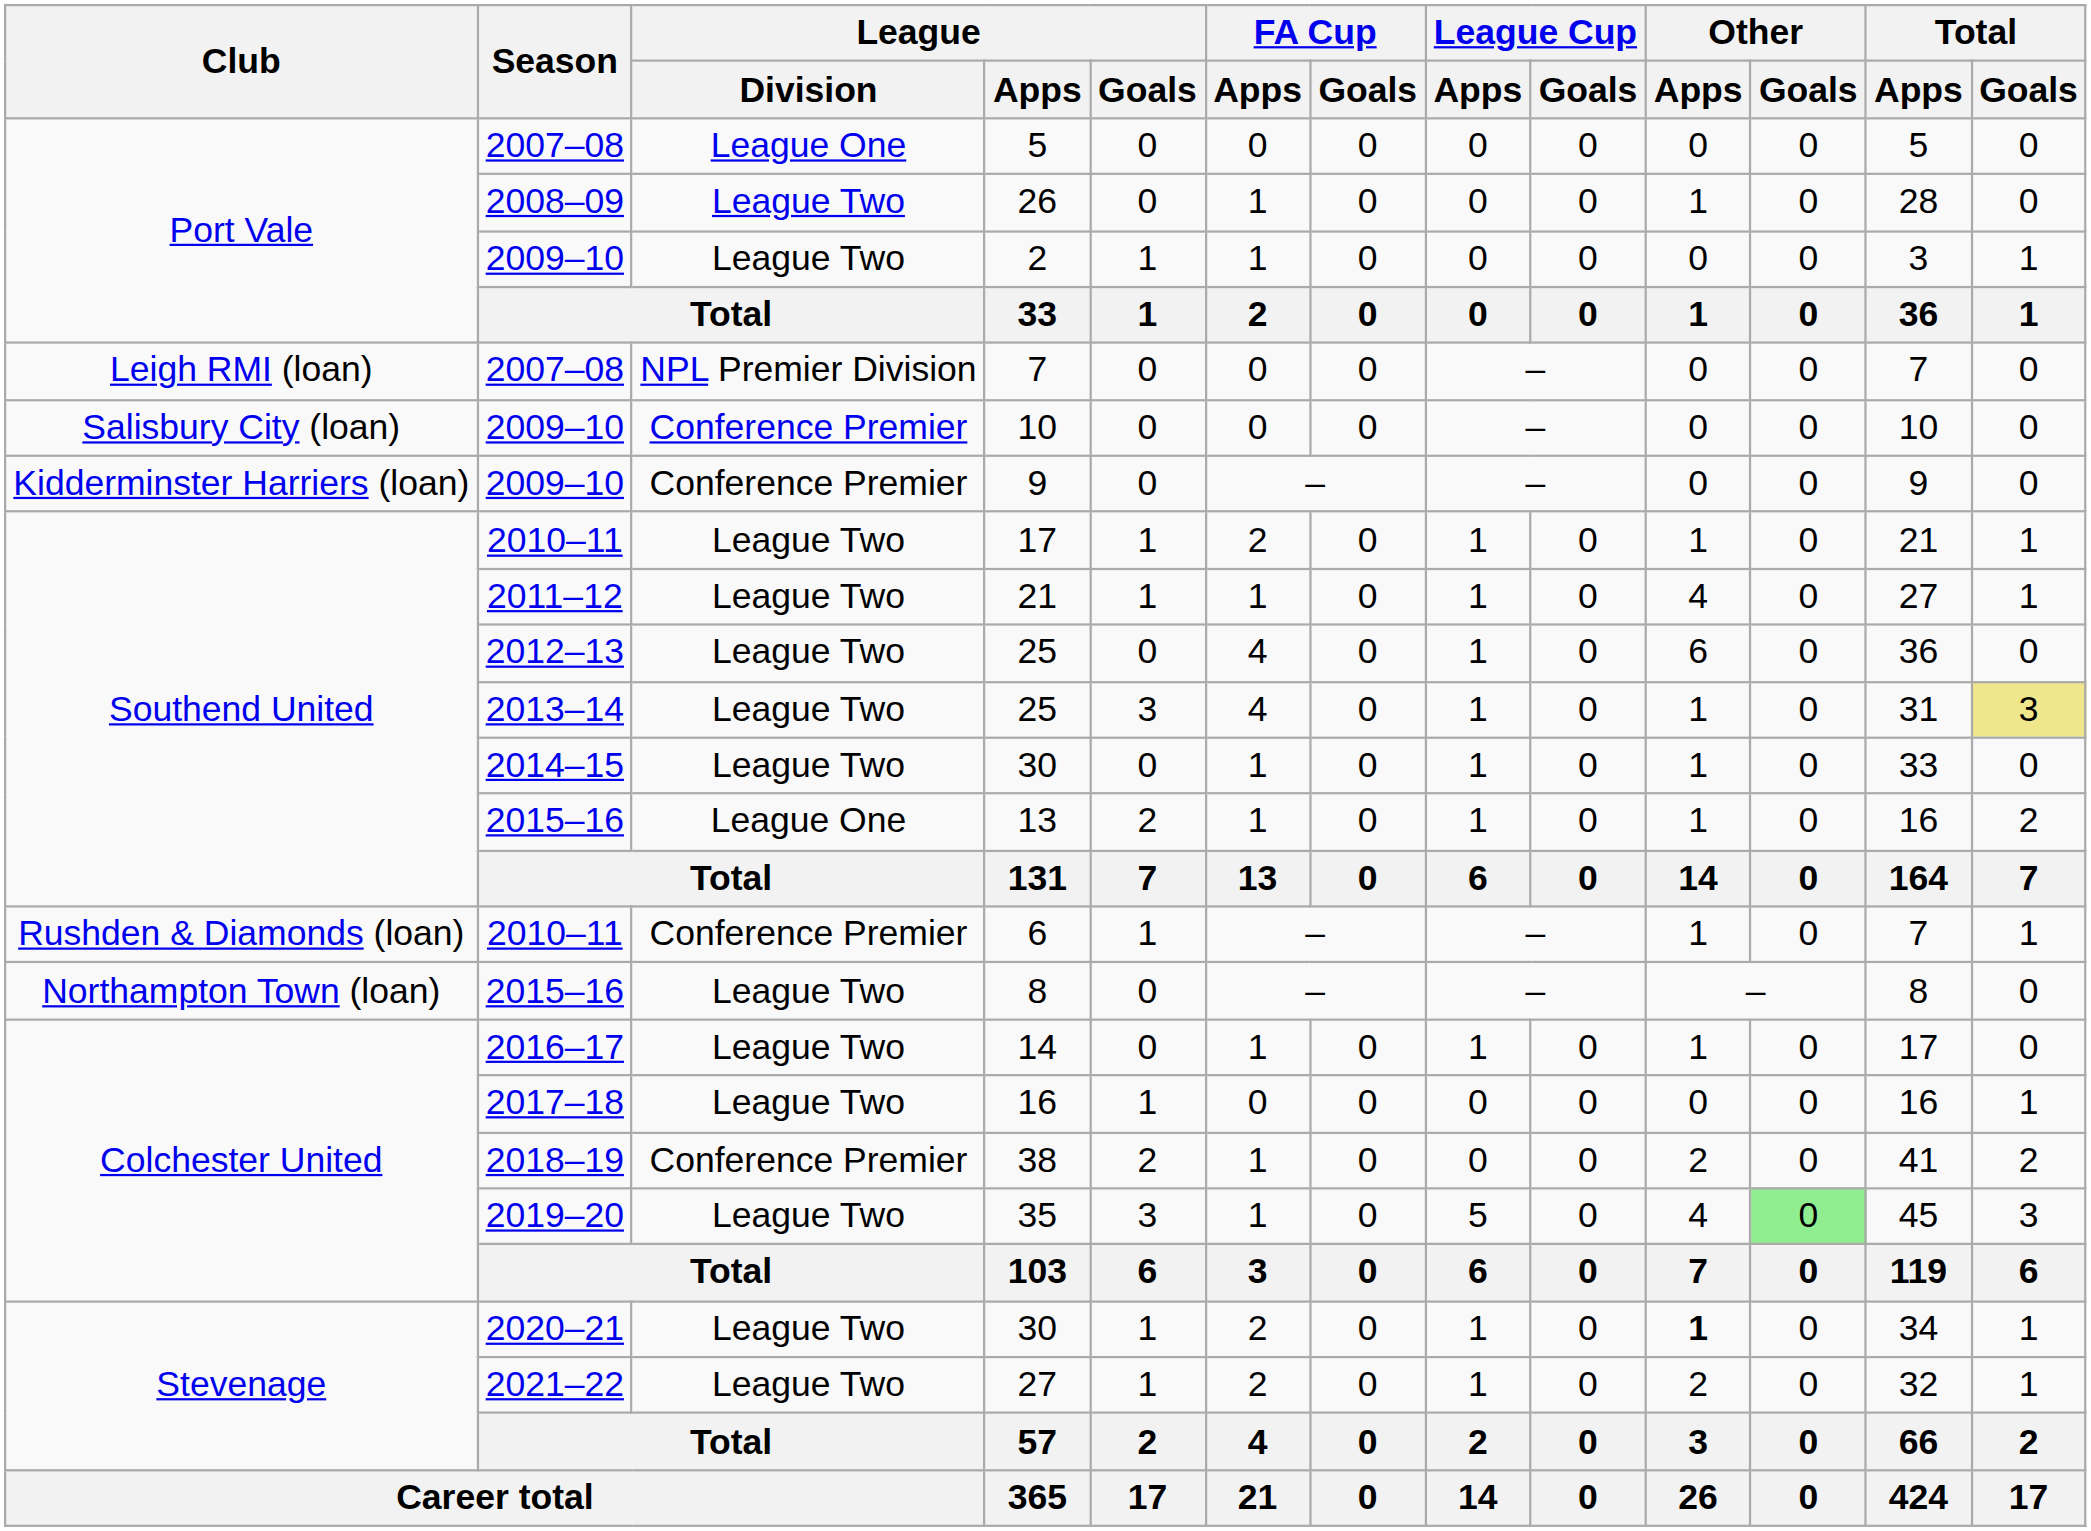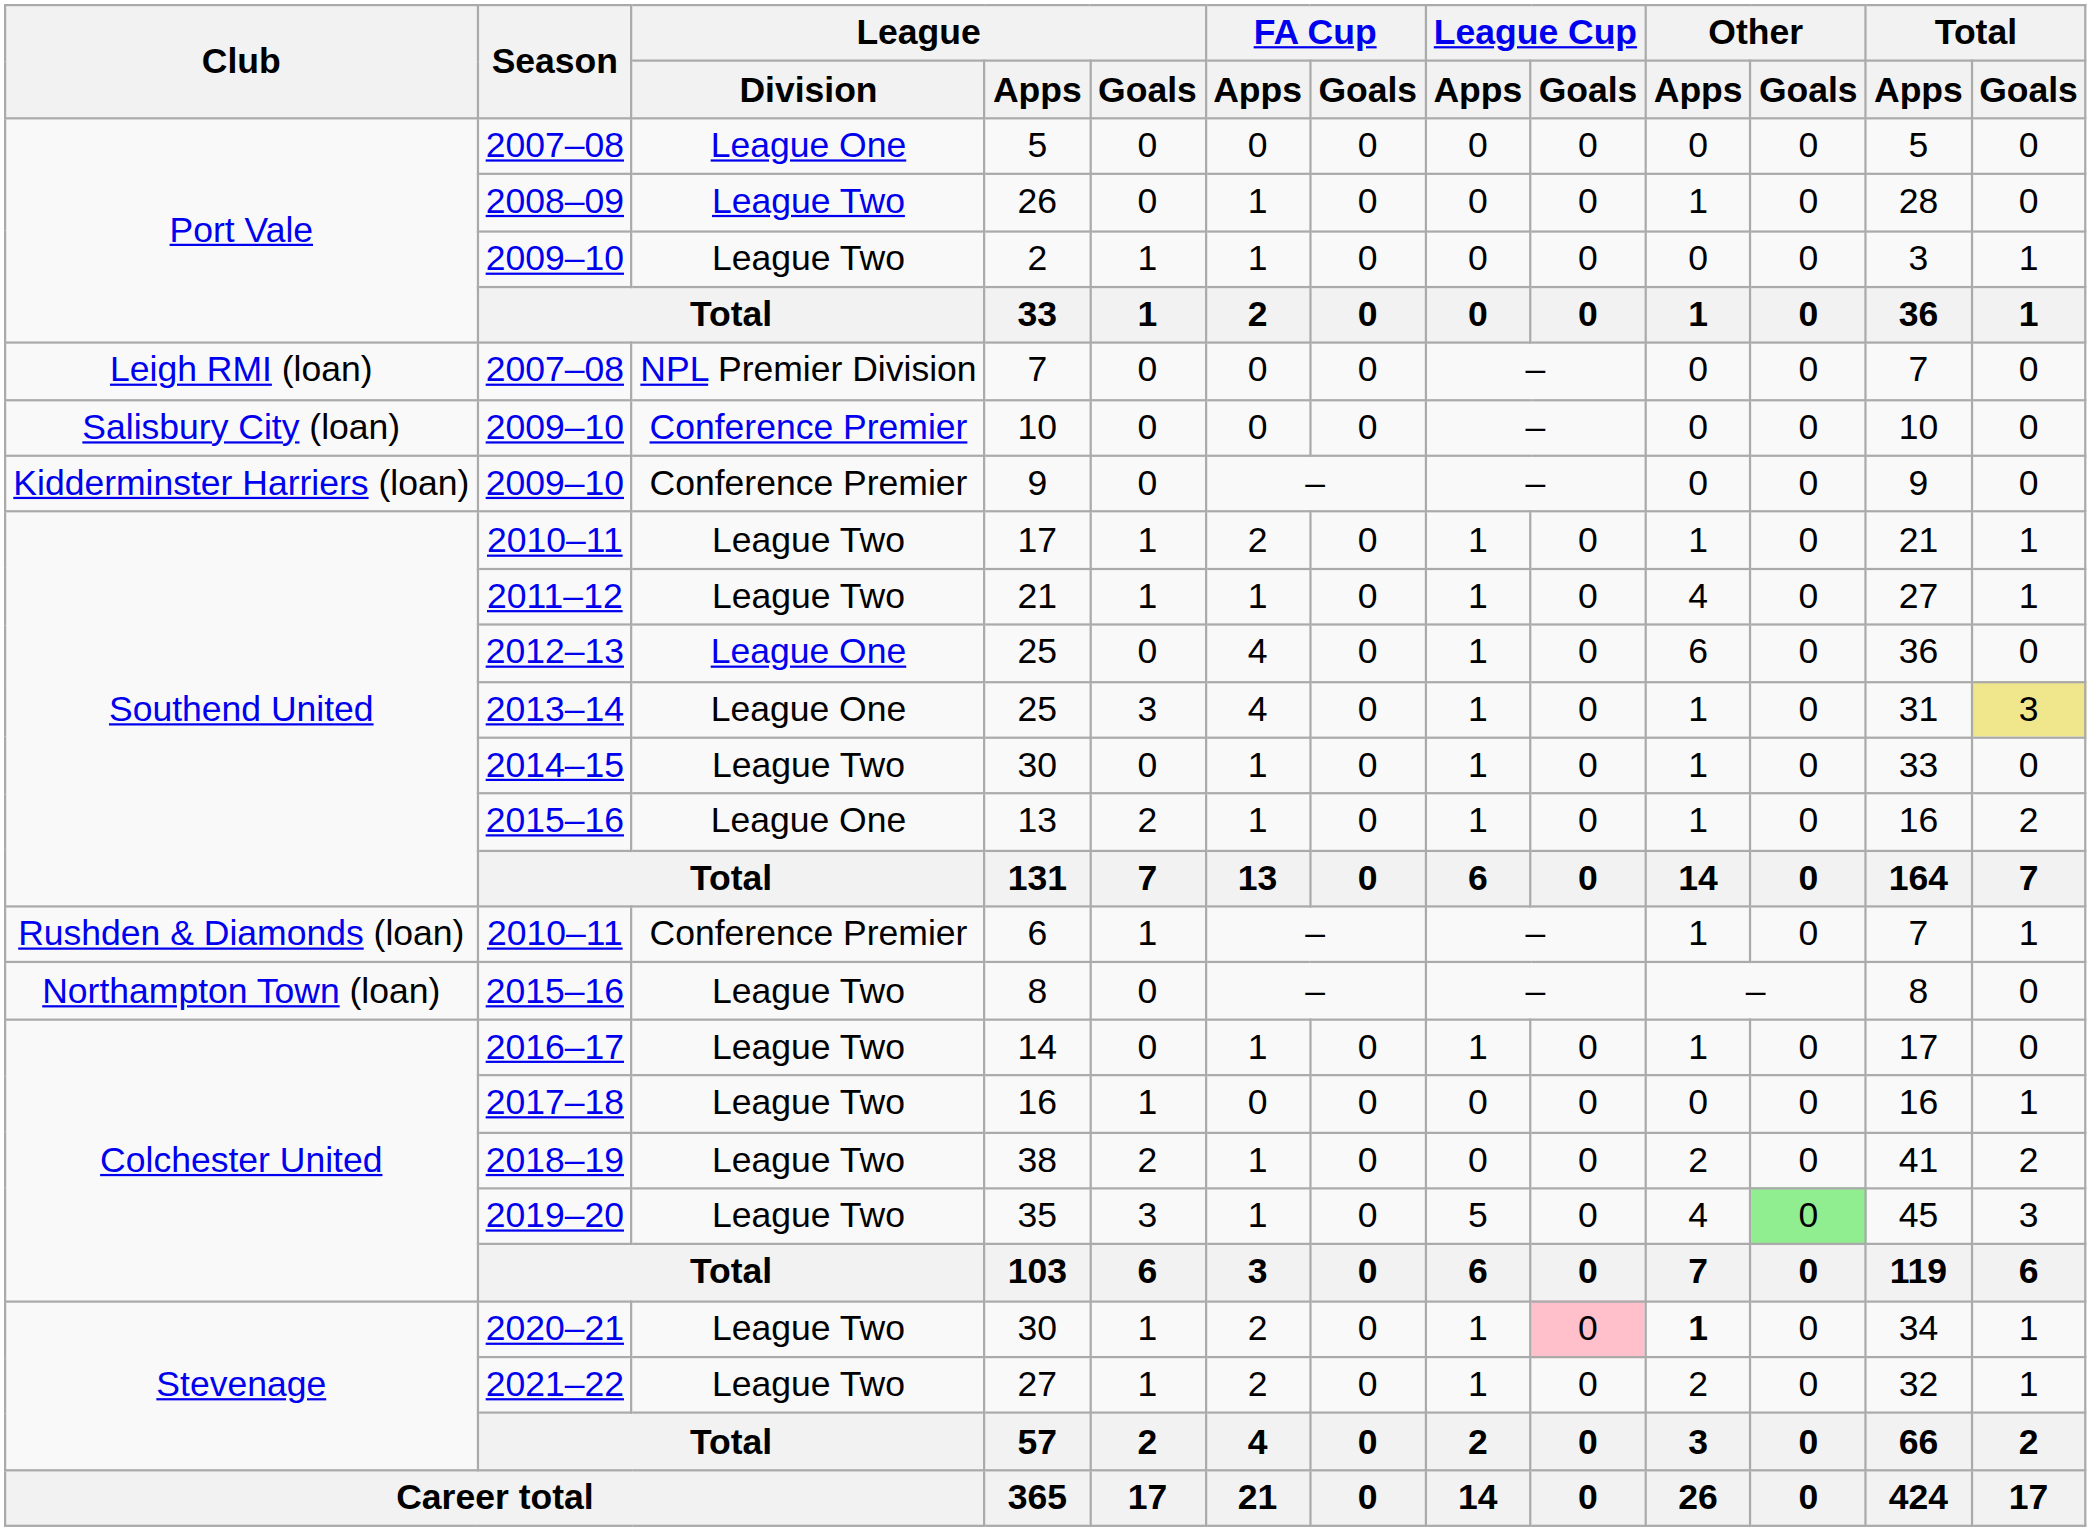(808, 652) League Two -> (808, 652) League One
(808, 708) League Two -> (808, 708) League One
(808, 1159) Conference Premier -> (808, 1159) League Two
(1588, 1328) no background -> (1588, 1328) pink background
